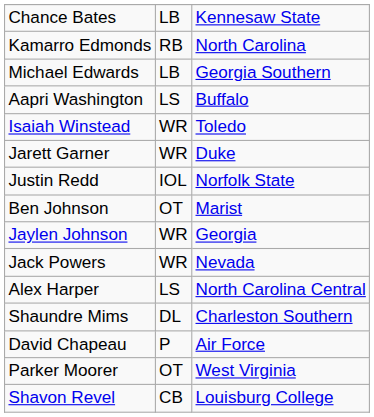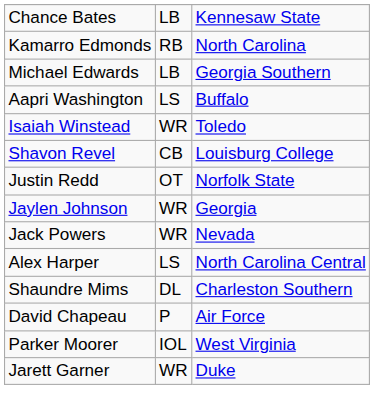rows swapped: (59, 153) <-> (62, 398)
(173, 180) IOL -> (171, 180) OT
- row: (58, 208)
(171, 371) OT -> (173, 343) IOL
